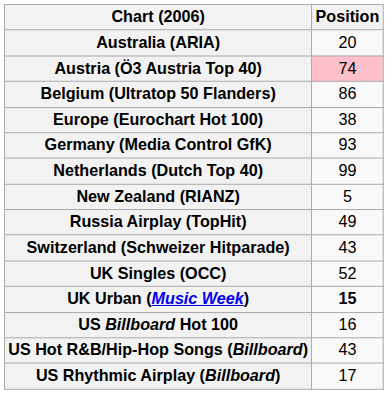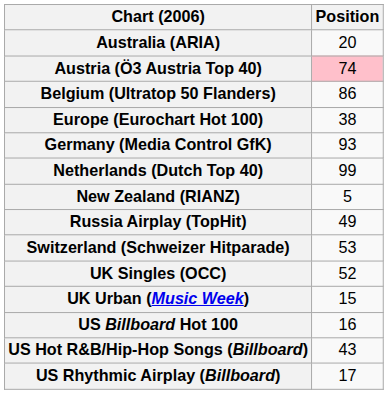(347, 247) 43 -> (347, 247) 53
(347, 299) bold -> (347, 299) normal
